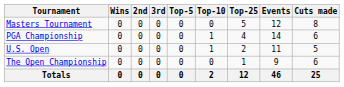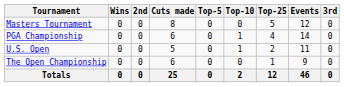columns swapped: (158, 11) <-> (316, 11)
